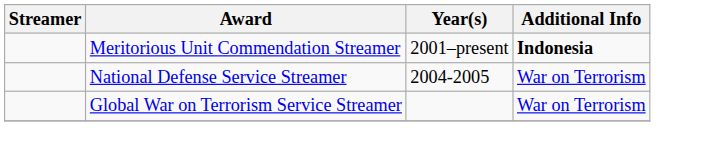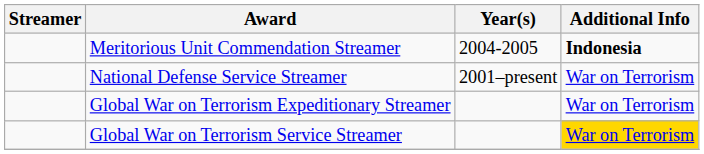(459, 47) 2001–present -> (498, 47) 2004-2005
(450, 76) 2004-2005 -> (508, 76) 2001–present
+ row: (270, 105)
(581, 105) no background -> (630, 134) gold background
